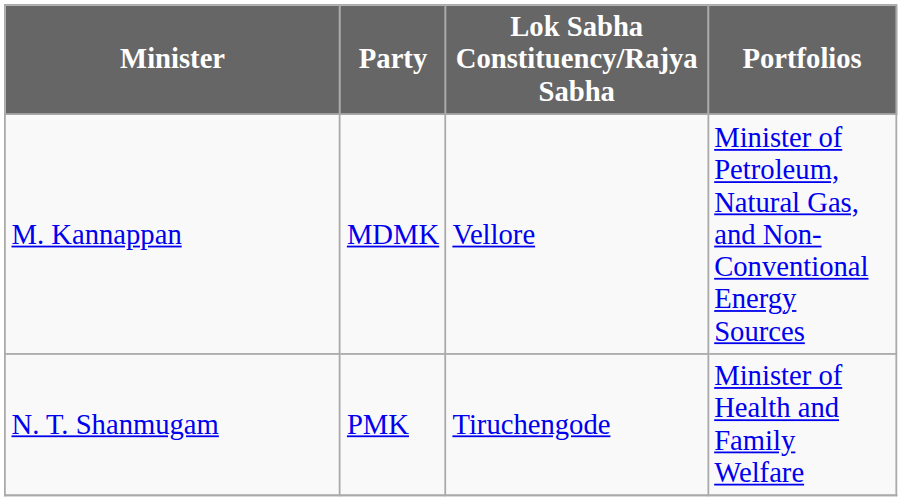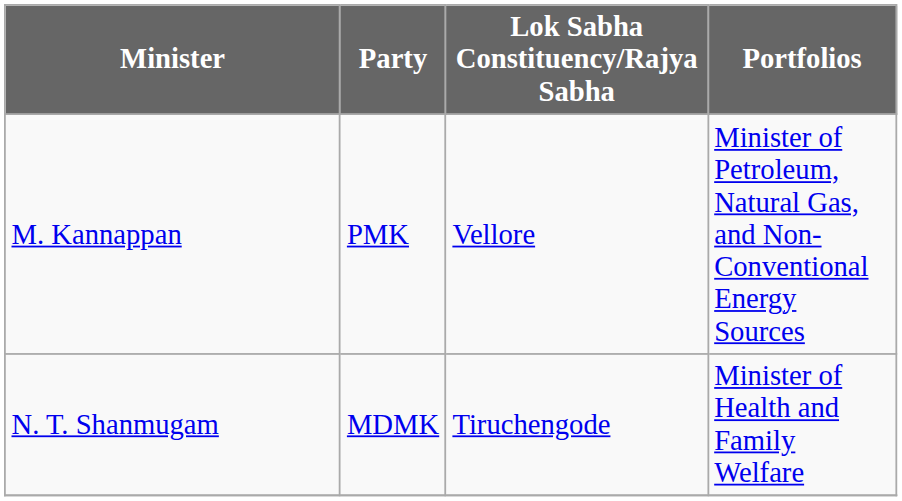(393, 233) MDMK -> (378, 233) PMK
(378, 424) PMK -> (393, 424) MDMK
